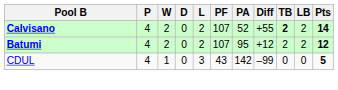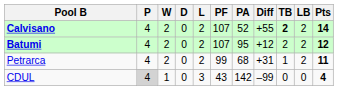+ row: (26, 61)
(147, 61) no background -> (147, 77) lightgrey background
(323, 61) 5 -> (323, 77) 4
